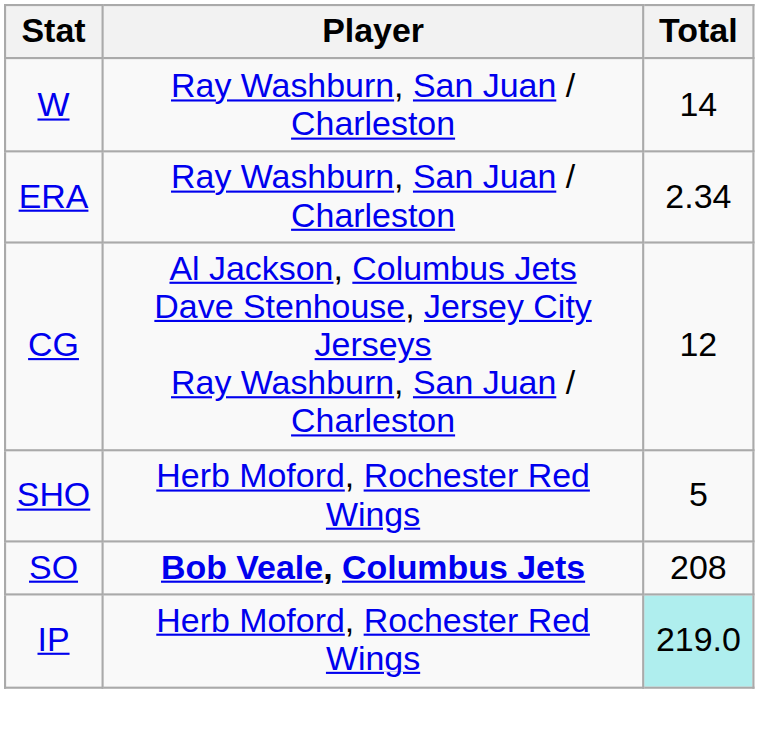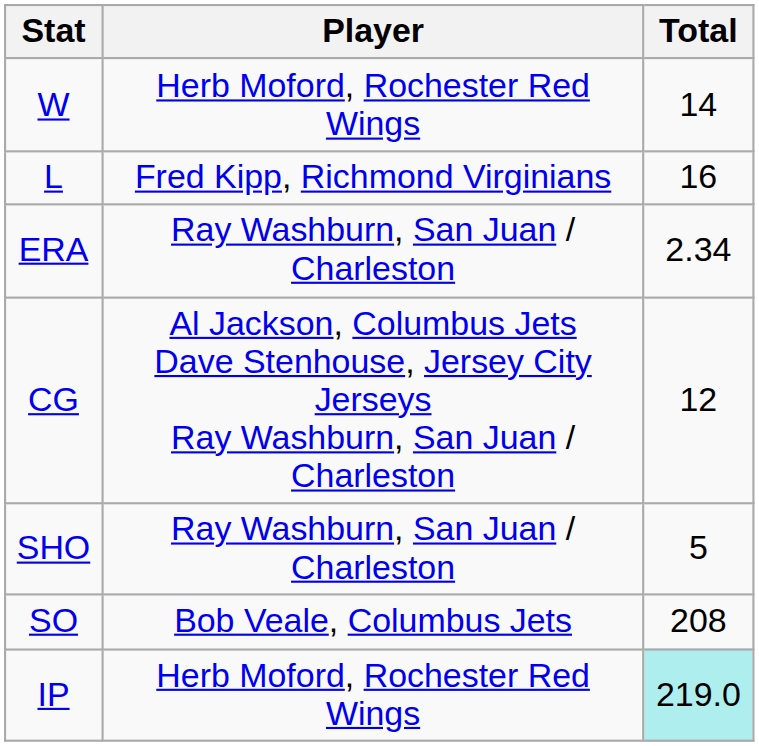(373, 104) Ray Washburn, San Juan / Charleston -> (373, 104) Herb Moford, Rochester Red Wings
+ row: (54, 177)
(373, 494) Herb Moford, Rochester Red Wings -> (373, 548) Ray Washburn, San Juan / Charleston
(373, 567) bold -> (373, 621) normal
